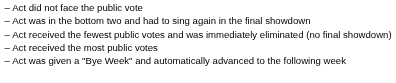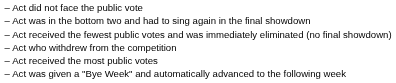+ row: (94, 48)
